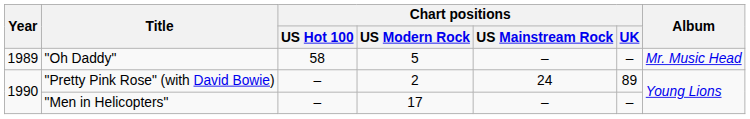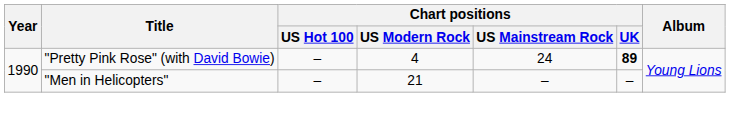- row: (80, 59)
(415, 80) 2 -> (415, 59) 4
(629, 80) normal -> (629, 59) bold
(415, 102) 17 -> (415, 80) 21
